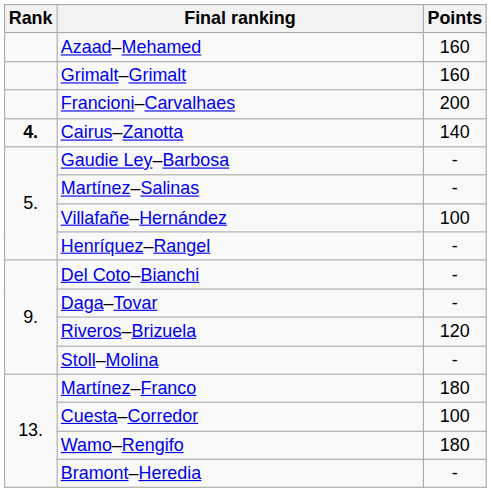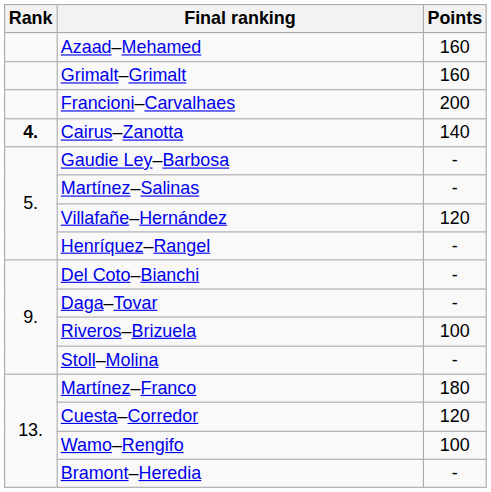(455, 217) 100 -> (455, 217) 120
(455, 331) 120 -> (455, 331) 100
(455, 416) 100 -> (455, 416) 120
(455, 445) 180 -> (455, 445) 100
